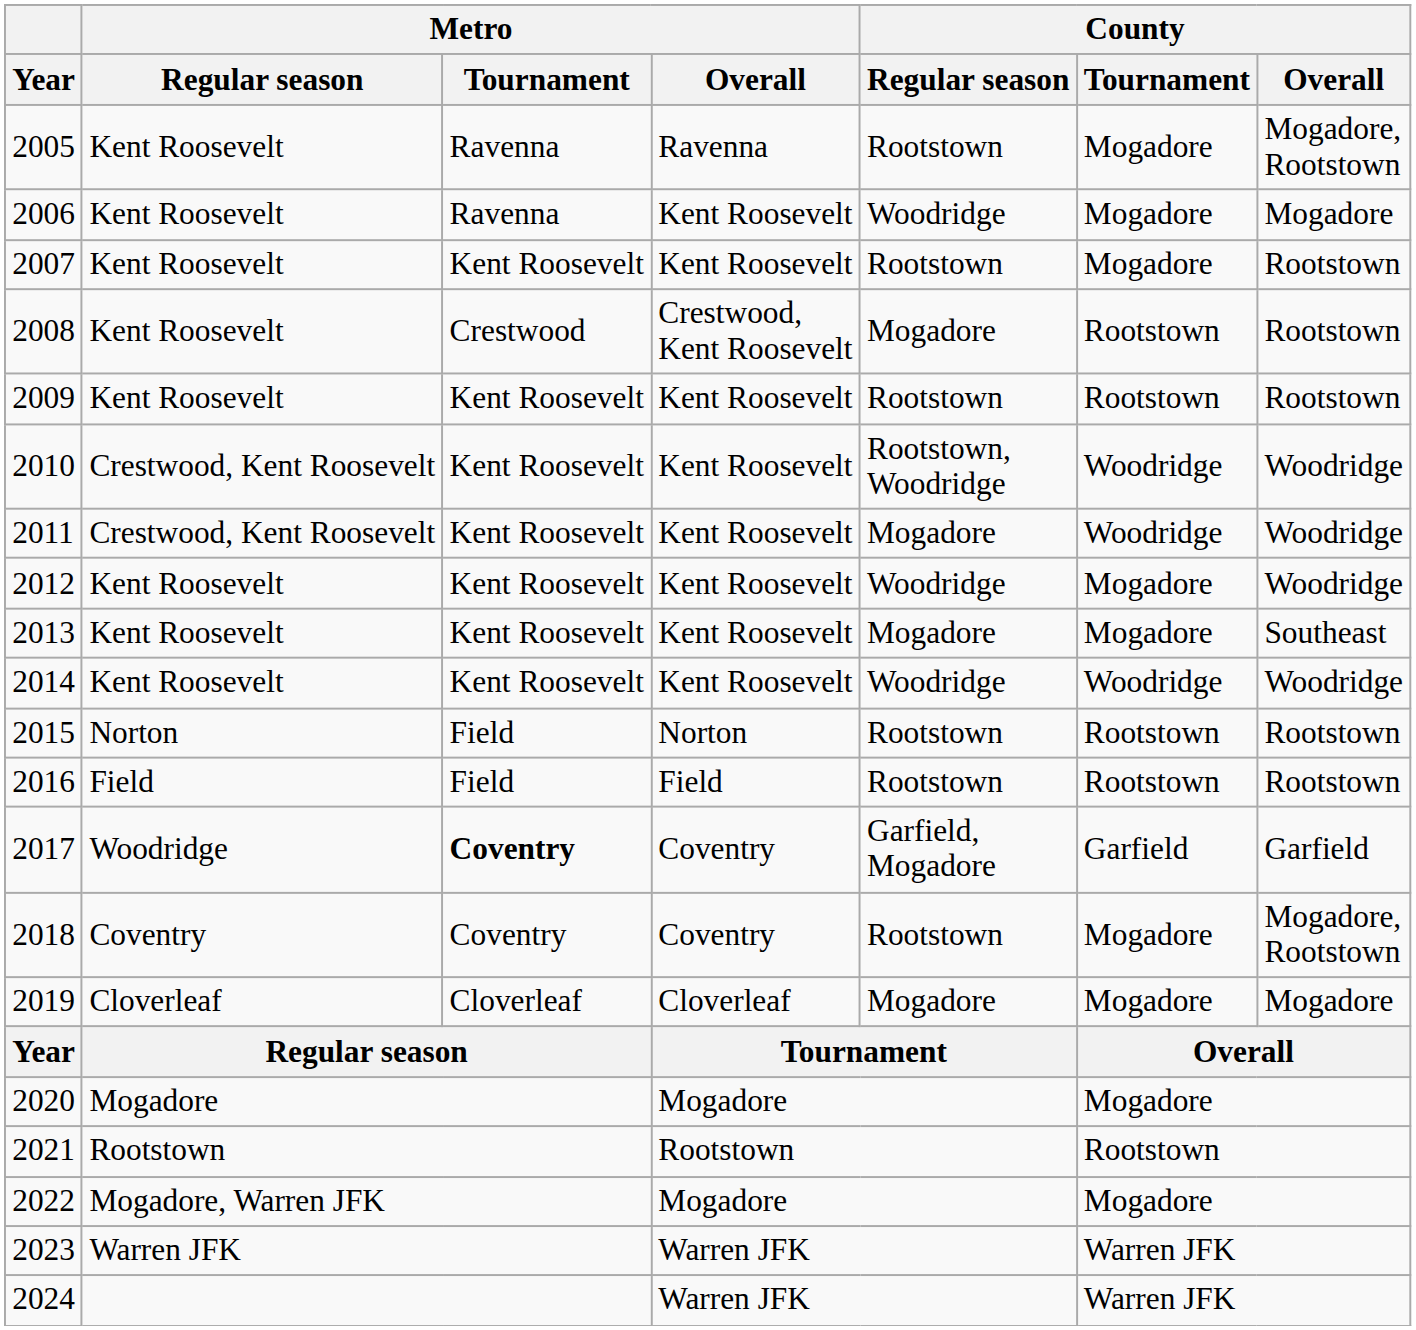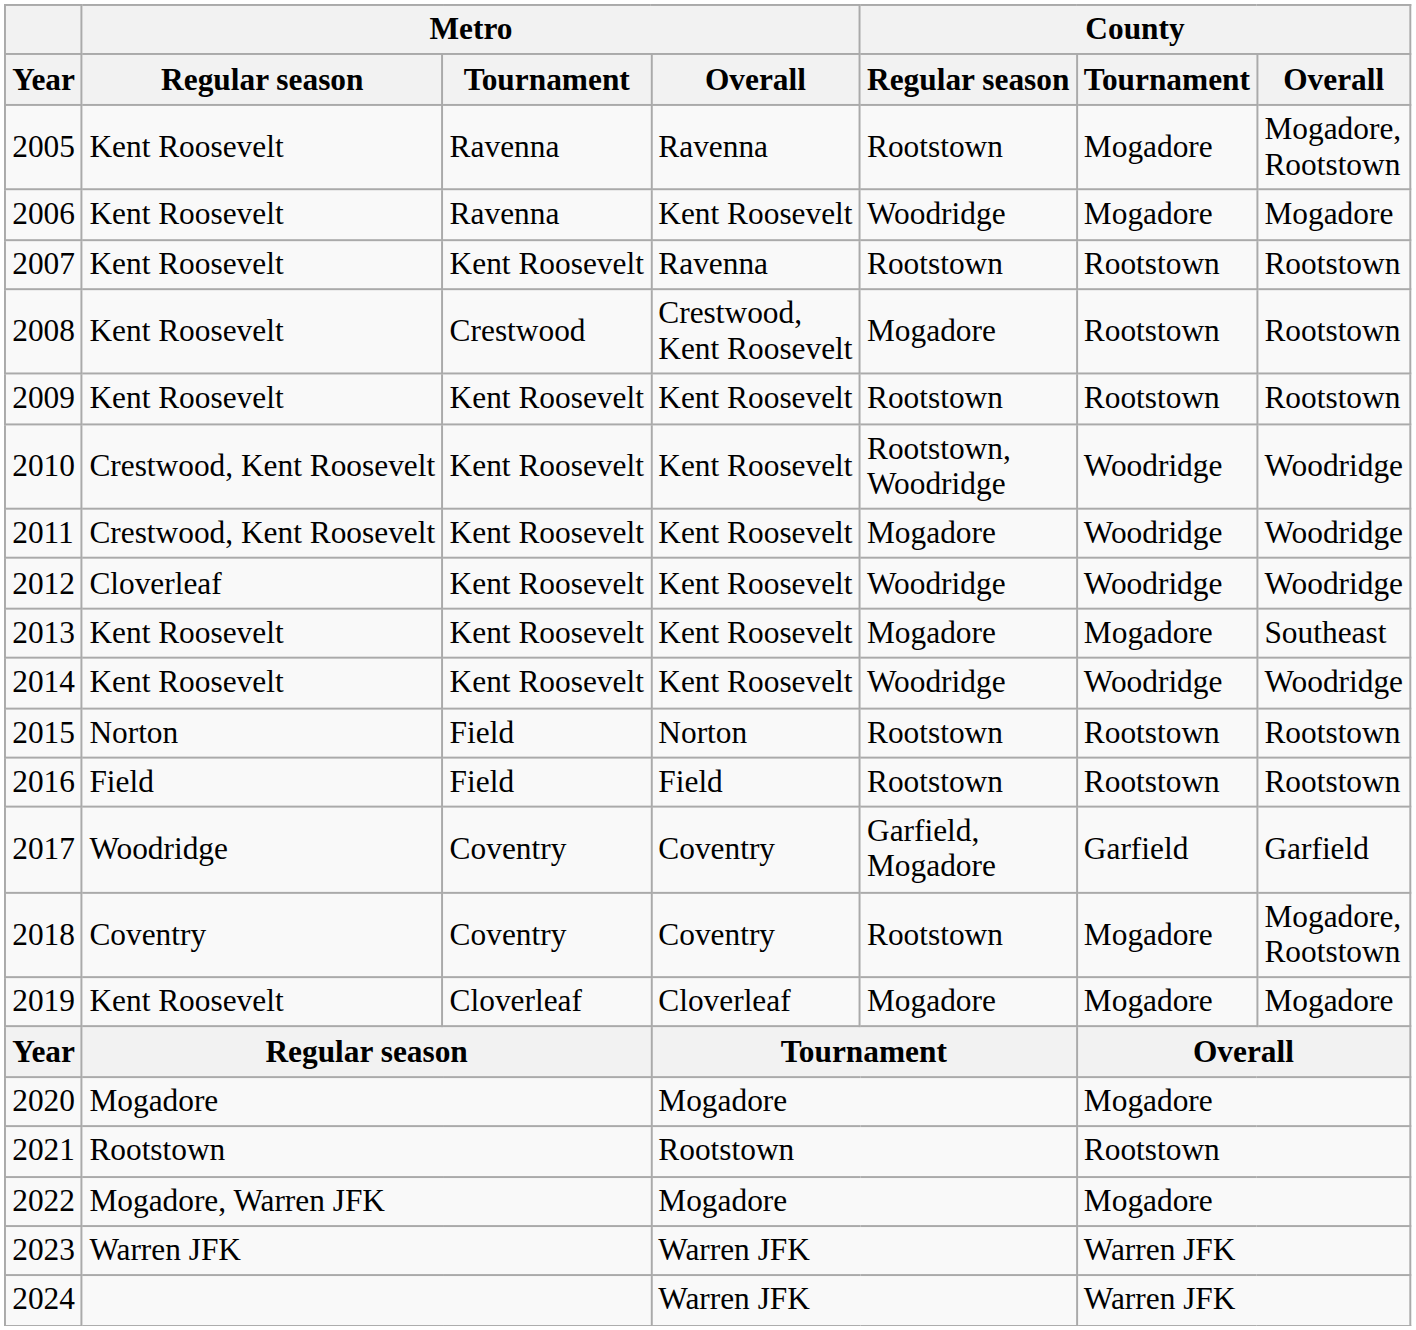(755, 263) Kent Roosevelt -> (713, 263) Ravenna
(1148, 263) Mogadore -> (1152, 263) Rootstown
(186, 582) Kent Roosevelt -> (156, 582) Cloverleaf
(1148, 582) Mogadore -> (1153, 582) Woodridge
(512, 849) bold -> (508, 849) normal
(156, 1001) Cloverleaf -> (186, 1001) Kent Roosevelt
